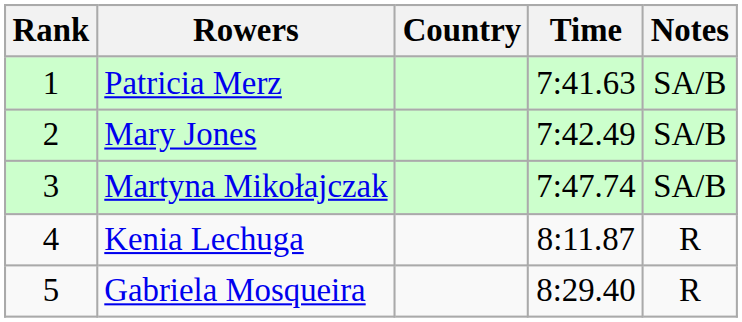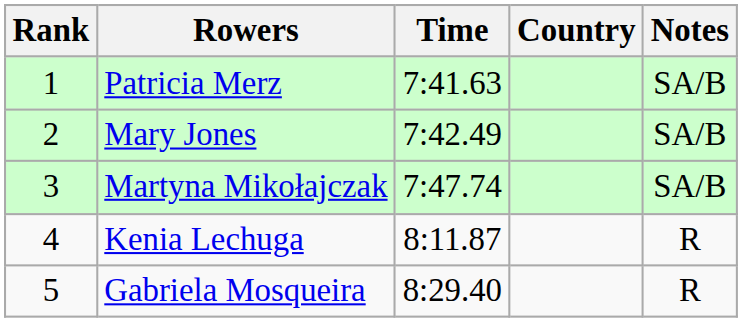columns swapped: (462, 30) <-> (586, 30)
